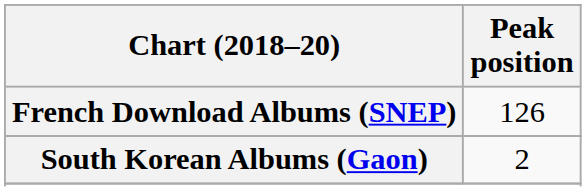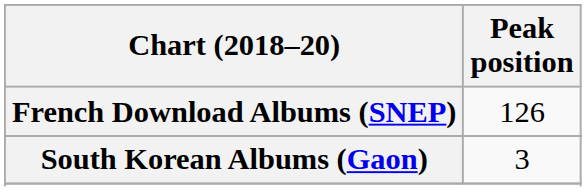(522, 159) 2 -> (522, 159) 3
